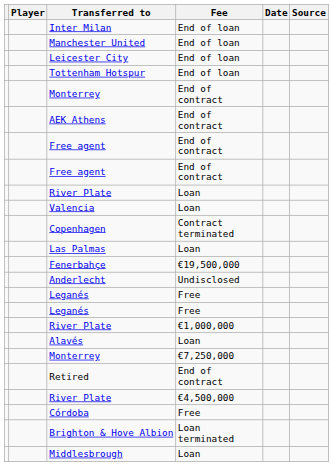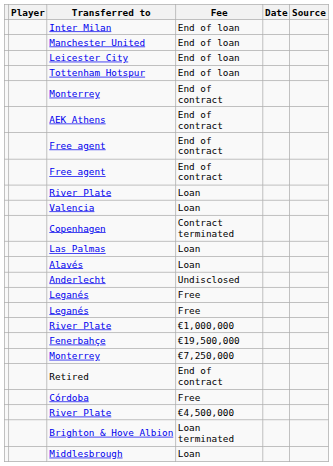rows swapped: (77, 264) <-> (66, 341)
rows swapped: (80, 397) <-> (69, 412)
